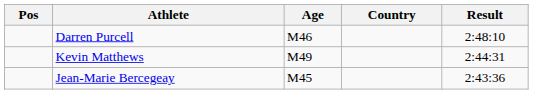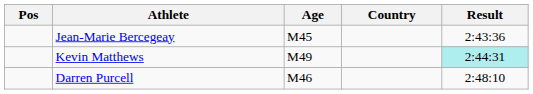rows swapped: (115, 78) <-> (95, 36)
(485, 57) no background -> (485, 57) paleturquoise background
